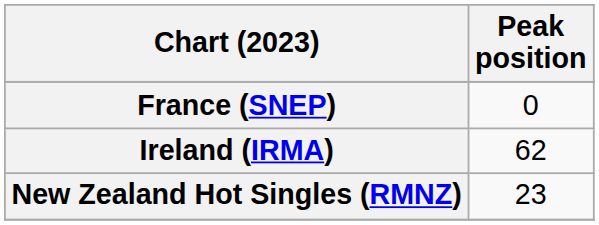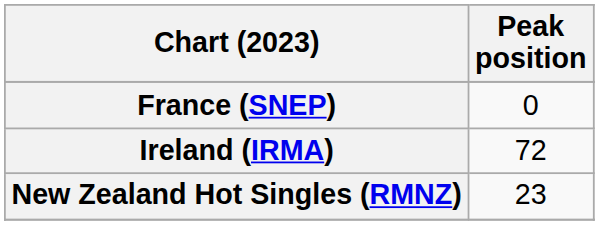(531, 150) 62 -> (531, 150) 72
